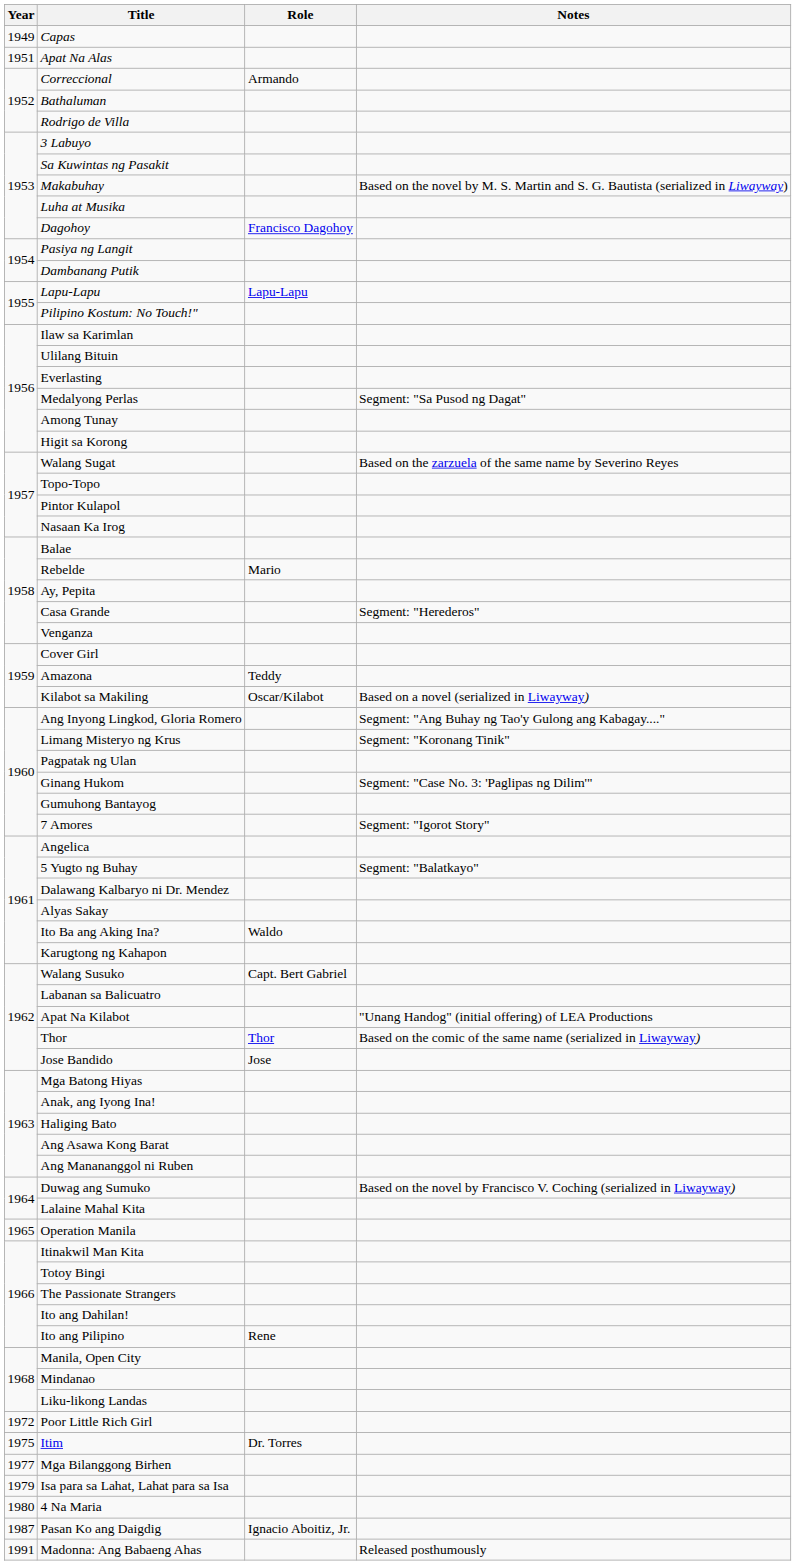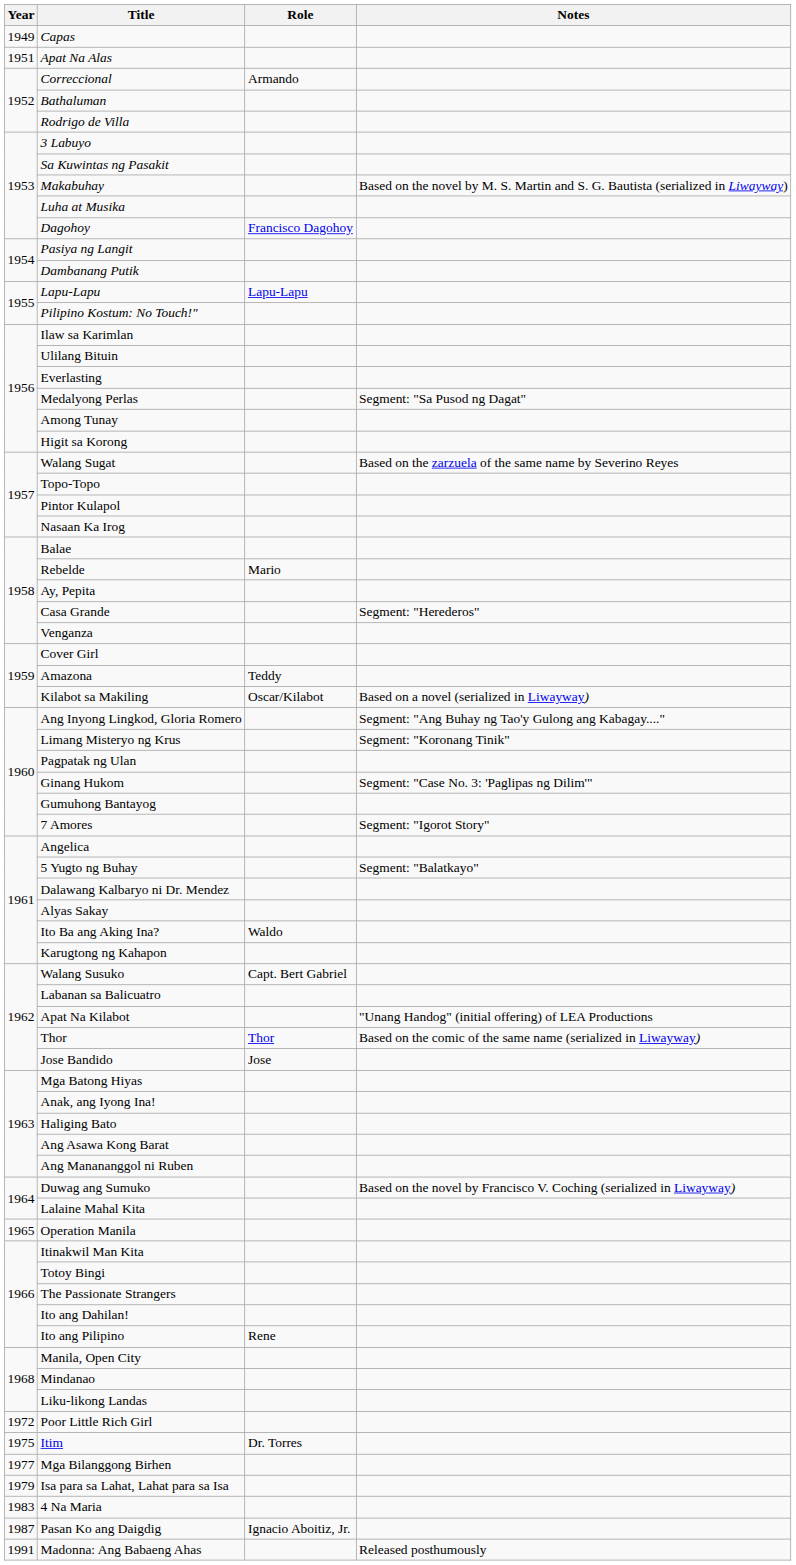(21, 1507) 1980 -> (21, 1507) 1983
